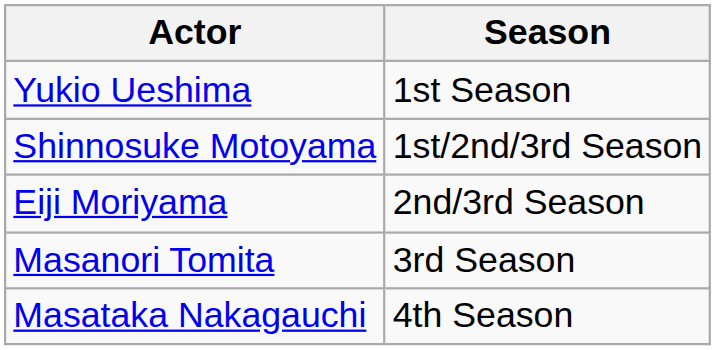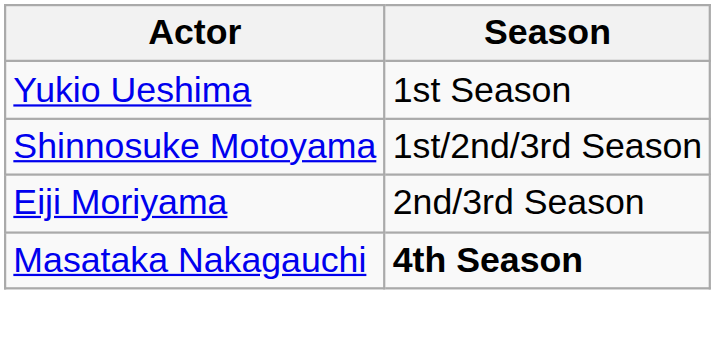- row: (144, 259)
(483, 315) normal -> (488, 259) bold
